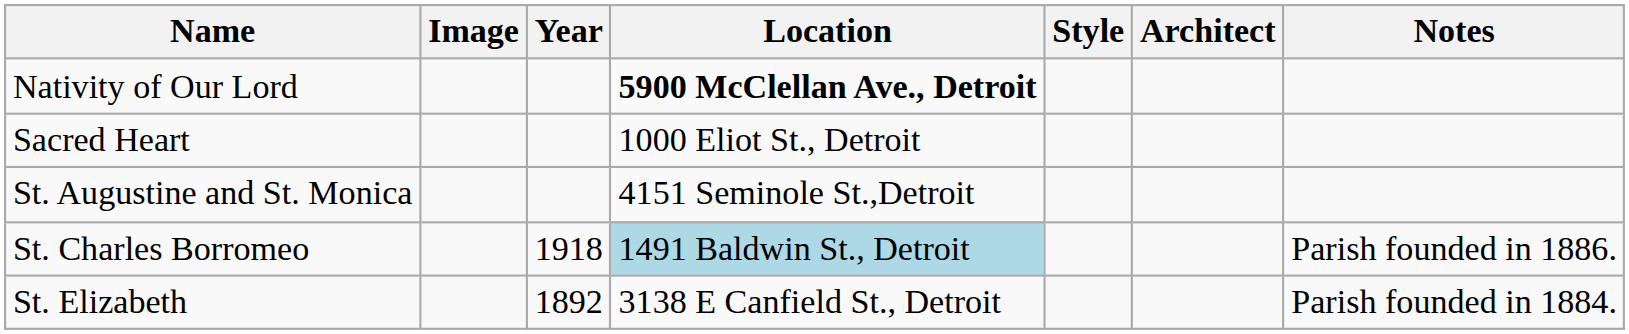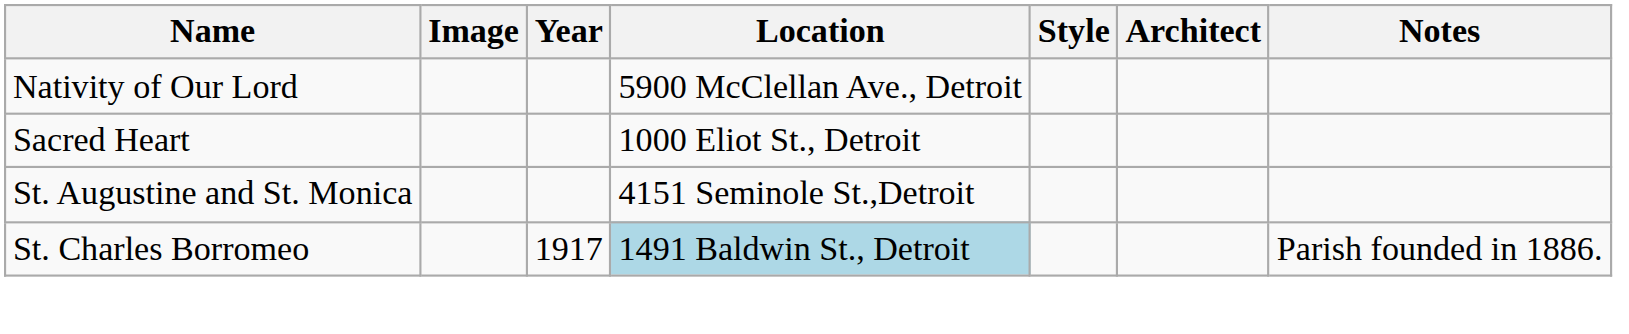(828, 85) bold -> (820, 85) normal
(569, 247) 1918 -> (569, 247) 1917
- row: (100, 301)
